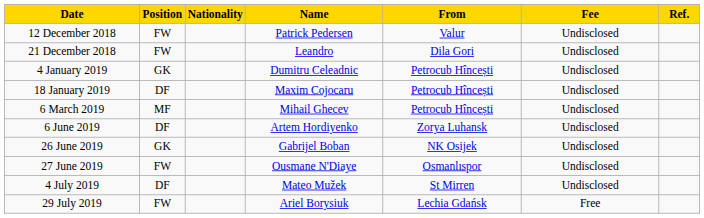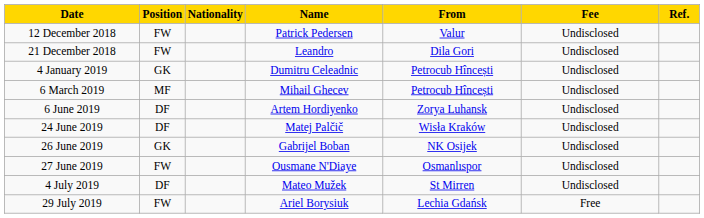- row: (72, 90)
+ row: (72, 128)
